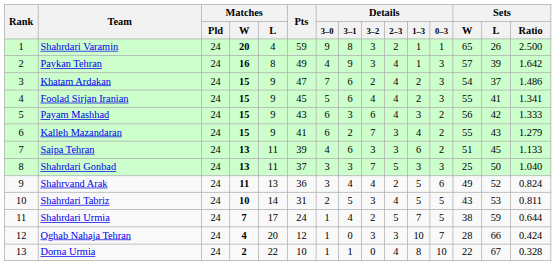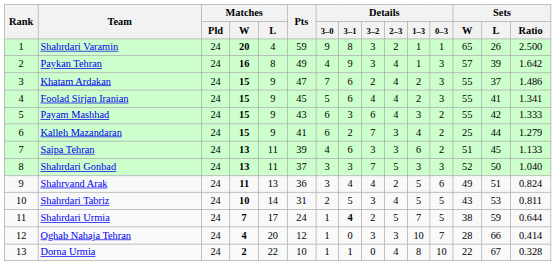(467, 81) 54 -> (467, 81) 55
(467, 116) 56 -> (467, 116) 55
(467, 133) 55 -> (467, 133) 25
(496, 133) 43 -> (496, 133) 44
(467, 167) 25 -> (467, 167) 52
(496, 184) 52 -> (496, 184) 51
(350, 218) normal -> (350, 218) bold
(531, 235) 0.424 -> (531, 235) 0.414
